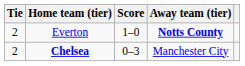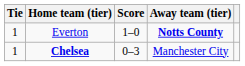(15, 32) 2 -> (15, 32) 1
(15, 51) 2 -> (15, 51) 1
